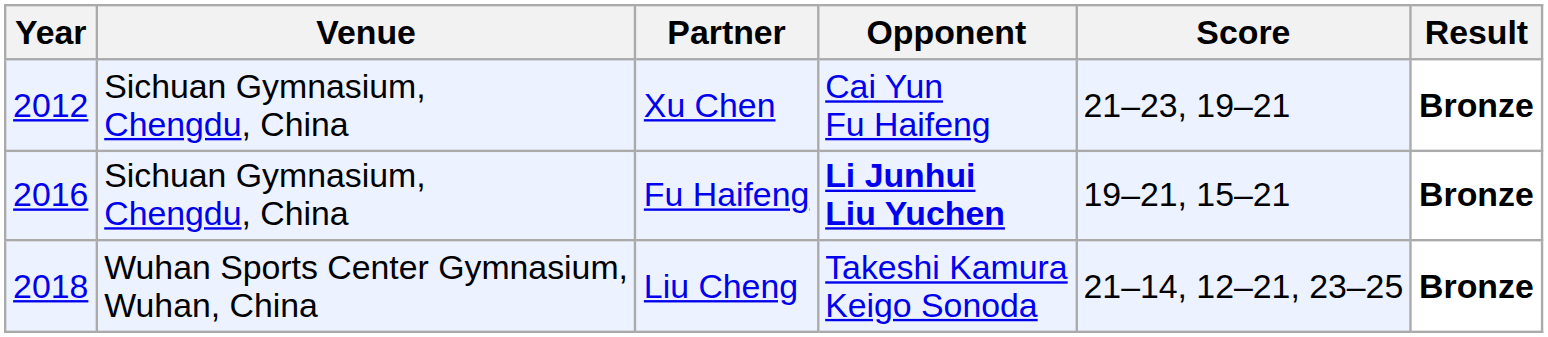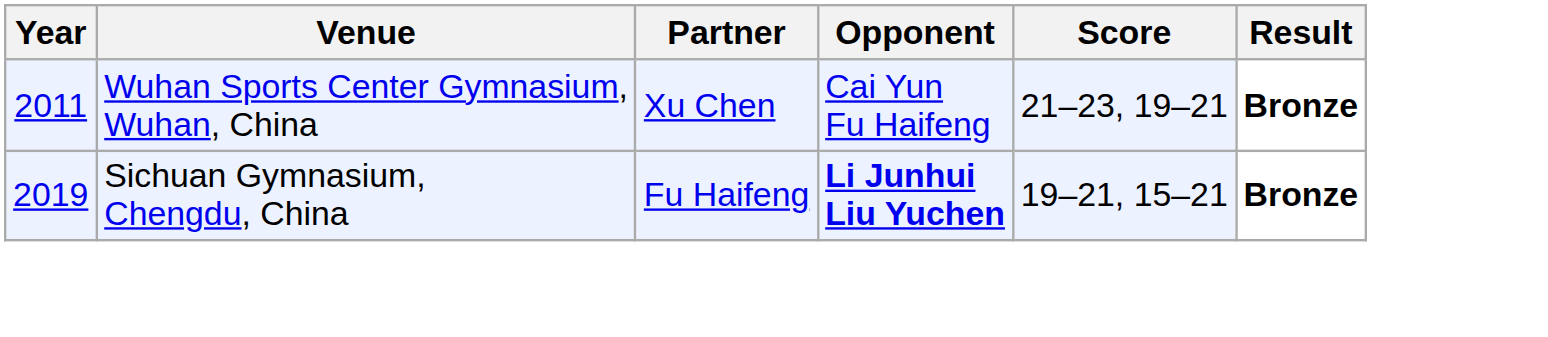(51, 105) 2012 -> (51, 105) 2011
(265, 105) Sichuan Gymnasium, Chengdu, China -> (366, 105) Wuhan Sports Center Gymnasium, Wuhan, China
(51, 196) 2016 -> (51, 196) 2019
- row: (721, 287)
